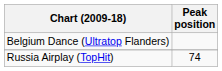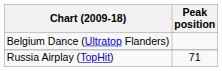(195, 58) 74 -> (195, 58) 71
